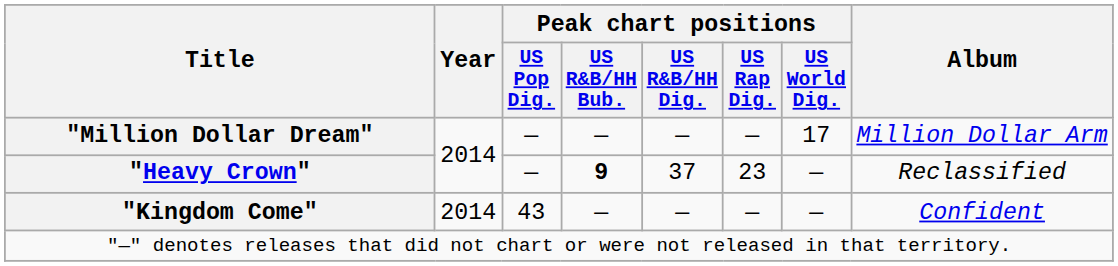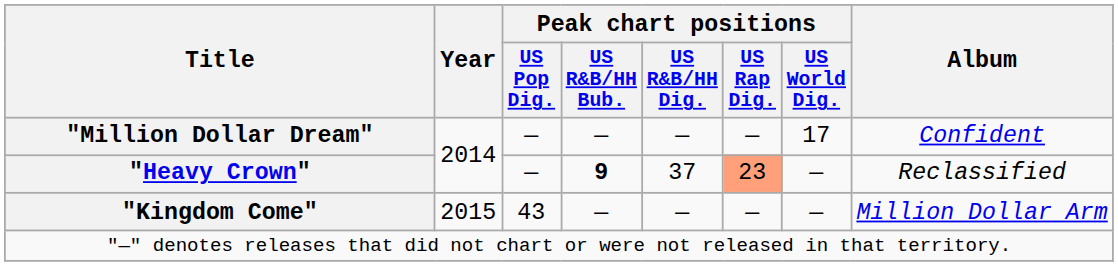(982, 136) Million Dollar Arm -> (982, 136) Confident
(752, 174) no background -> (752, 174) lightsalmon background
(468, 212) 2014 -> (468, 212) 2015
(982, 212) Confident -> (982, 212) Million Dollar Arm
